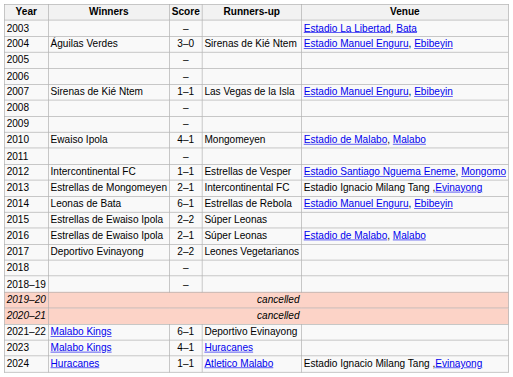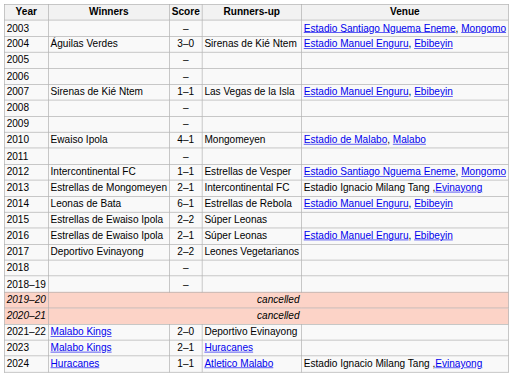(360, 28) Estadio La Libertad, Bata -> (405, 28) Estadio Santiago Nguema Eneme, Mongomo
(365, 236) Estadio de Malabo, Malabo -> (378, 236) Estadio Manuel Enguru, Ebibeyin
(186, 332) 6–1 -> (186, 332) 2–0
(186, 348) 4–1 -> (186, 348) 2–1
